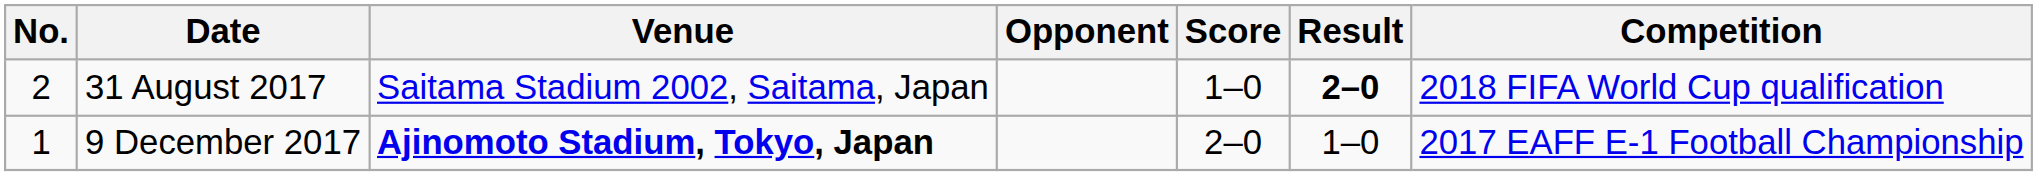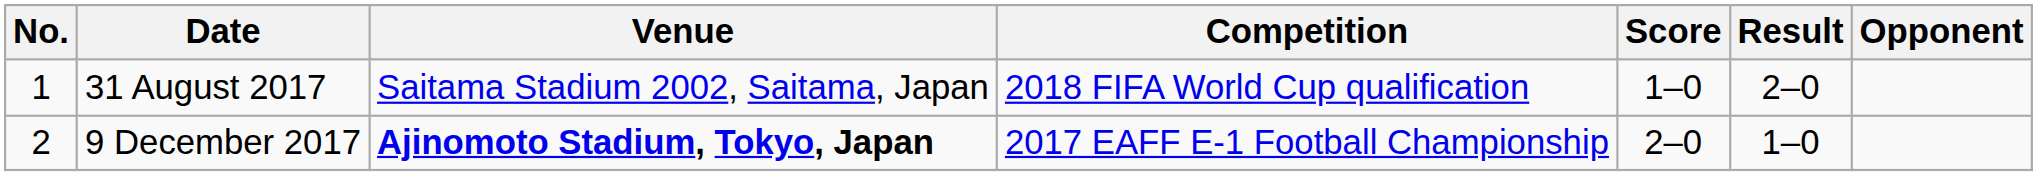columns swapped: (1087, 32) <-> (1721, 32)
(41, 87) 2 -> (41, 87) 1
(1350, 87) bold -> (1791, 87) normal
(41, 142) 1 -> (41, 142) 2
